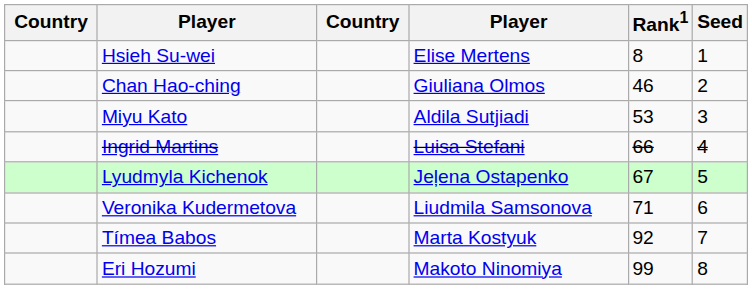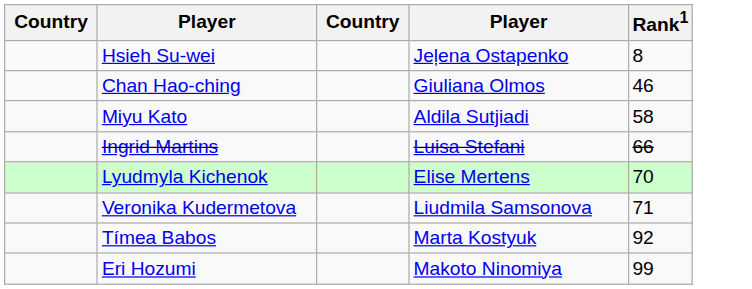- column: (720, 22)
(472, 55) Elise Mertens -> (491, 55) Jeļena Ostapenko
(643, 116) 53 -> (643, 116) 58
(491, 177) Jeļena Ostapenko -> (472, 177) Elise Mertens
(643, 177) 67 -> (643, 177) 70
